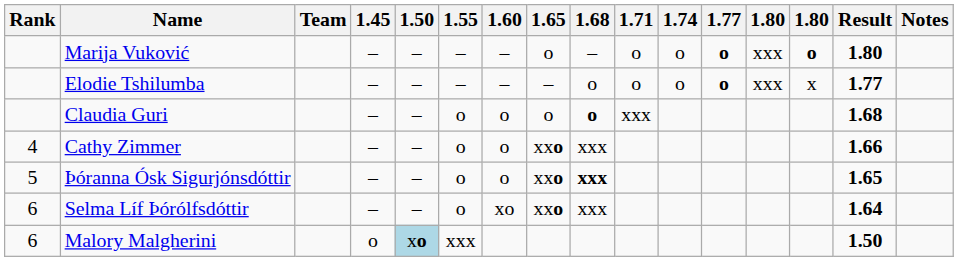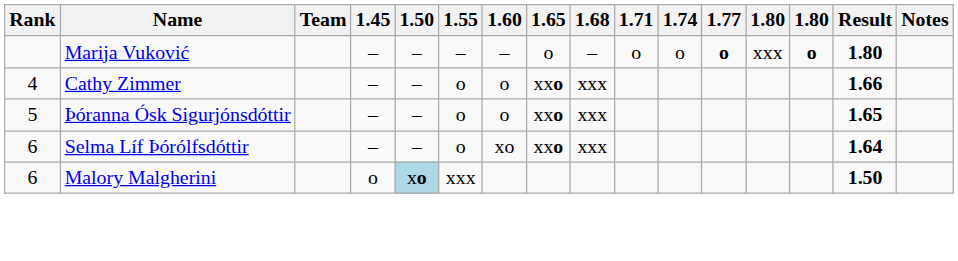- row: (135, 83)
- row: (116, 114)
(592, 177) bold -> (592, 114) normal
